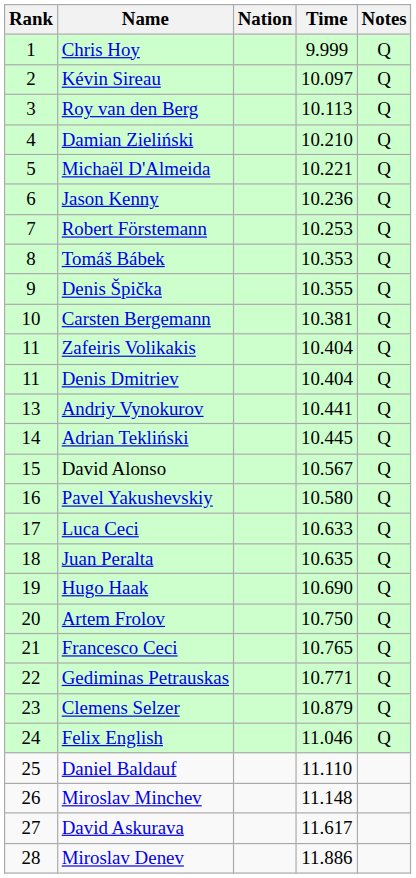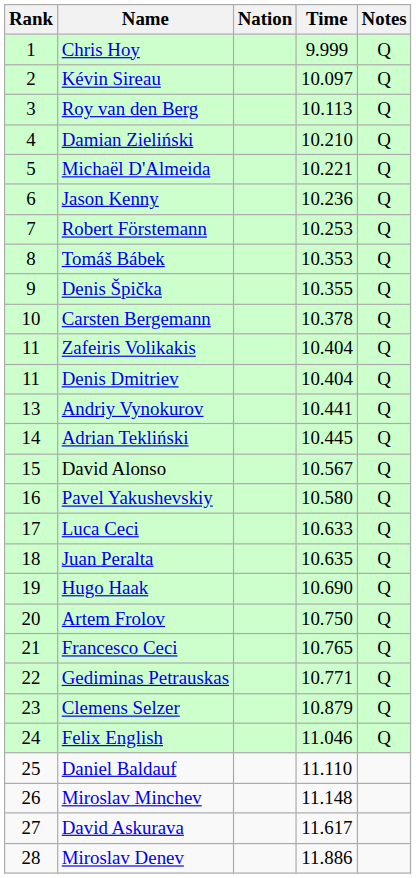(327, 318) 10.381 -> (327, 318) 10.378
